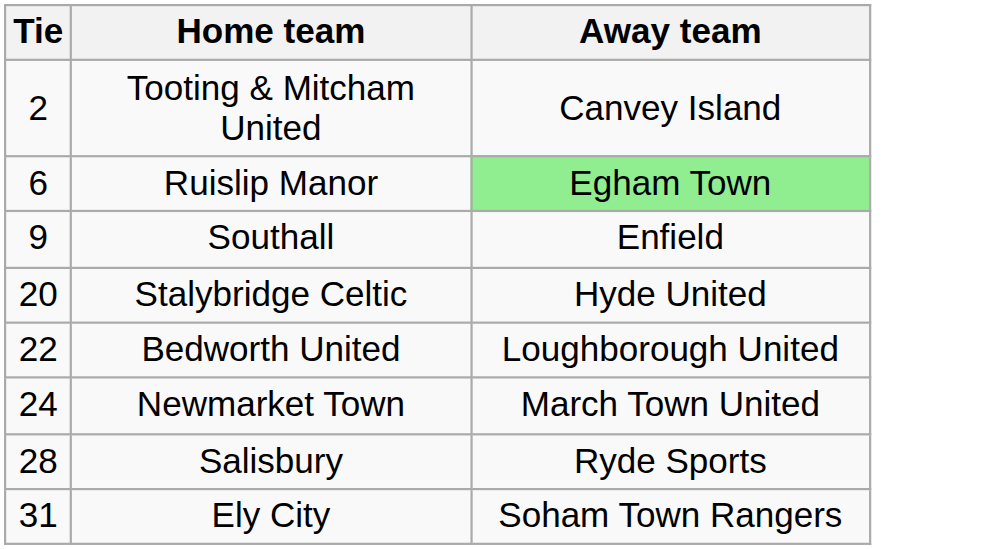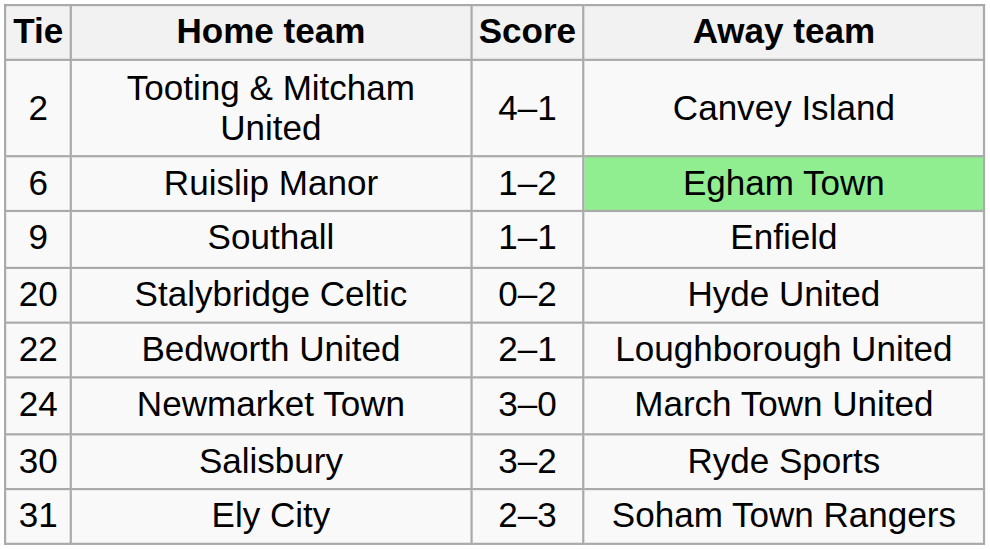+ column: (527, 32)
(38, 460) 28 -> (38, 460) 30
